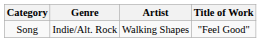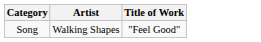- column: (85, 12)
